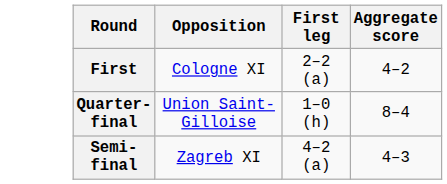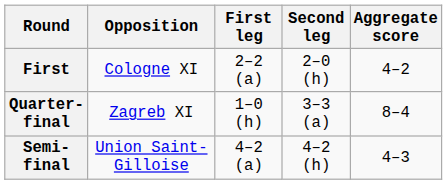+ column: (316, 27)
(219, 114) Union Saint-Gilloise -> (151, 114) Zagreb XI
(219, 157) Zagreb XI -> (151, 157) Union Saint-Gilloise
